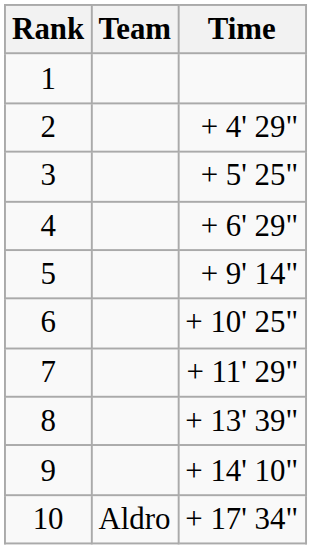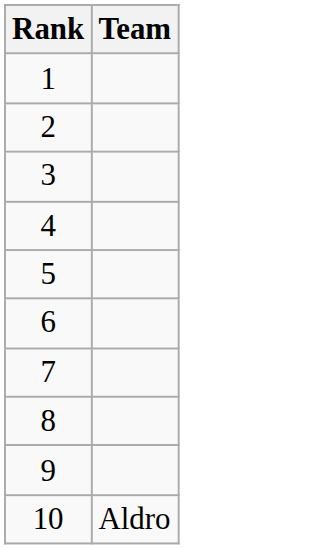- column: (242, 28)
